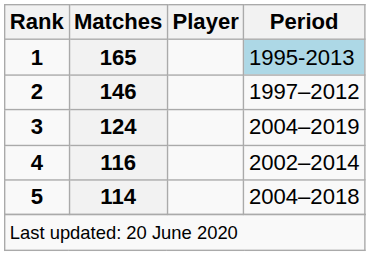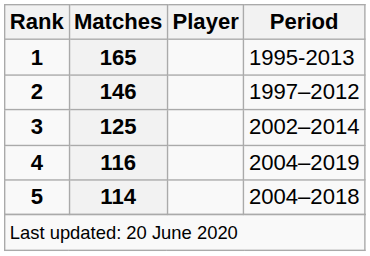(302, 57) lightblue background -> (302, 57) no background
(118, 127) 124 -> (118, 127) 125
(304, 127) 2004–2019 -> (304, 127) 2002–2014
(304, 162) 2002–2014 -> (304, 162) 2004–2019
